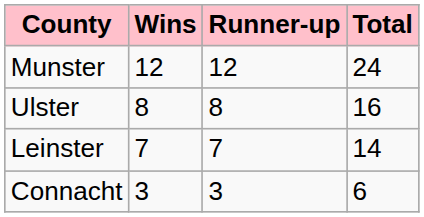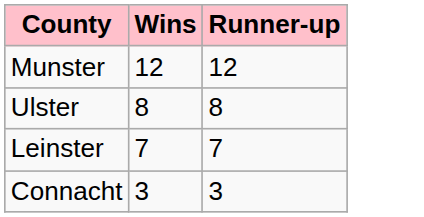- column: (383, 25)
